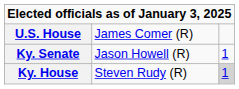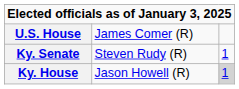(142, 53) Jason Howell (R) -> (141, 53) Steven Rudy (R)
(141, 73) Steven Rudy (R) -> (142, 73) Jason Howell (R)
